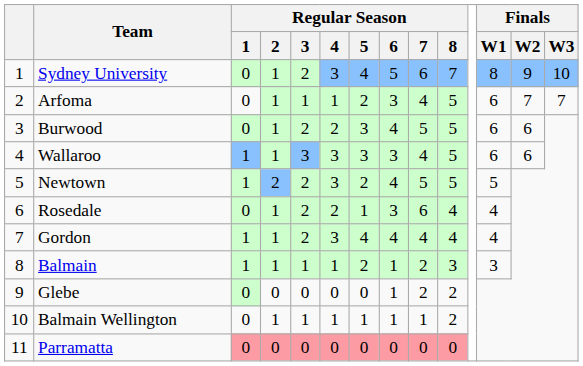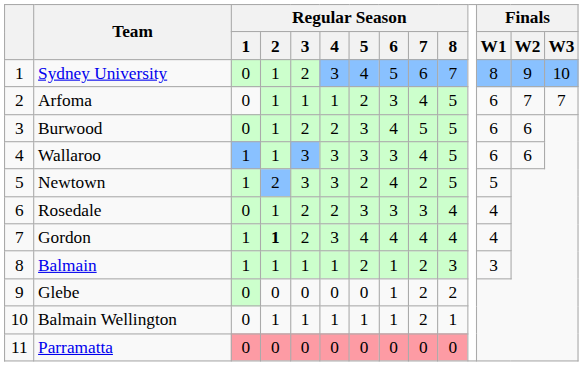(305, 182) 2 -> (305, 182) 3
(423, 182) 5 -> (423, 182) 2
(364, 210) 1 -> (364, 210) 3
(423, 210) 6 -> (423, 210) 3
(275, 237) normal -> (275, 237) bold
(423, 319) 1 -> (423, 319) 2
(453, 319) 2 -> (453, 319) 1
